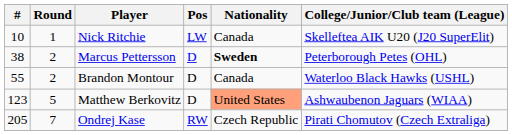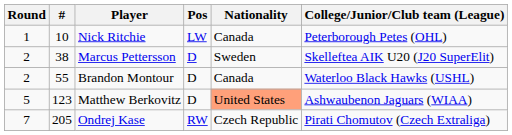columns swapped: (53, 15) <-> (17, 15)
(399, 36) Skelleftea AIK U20 (J20 SuperElit) -> (376, 36) Peterborough Petes (OHL)
(236, 57) bold -> (235, 57) normal
(376, 57) Peterborough Petes (OHL) -> (399, 57) Skelleftea AIK U20 (J20 SuperElit)
